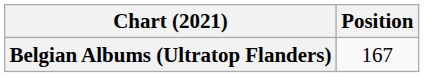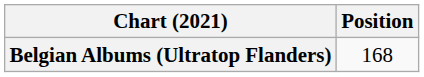(377, 54) 167 -> (377, 54) 168
